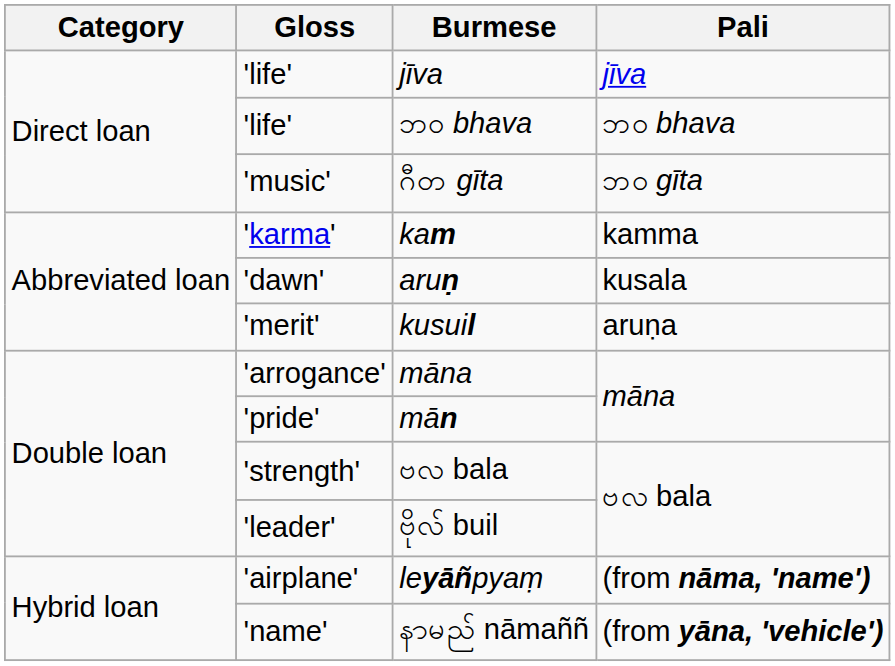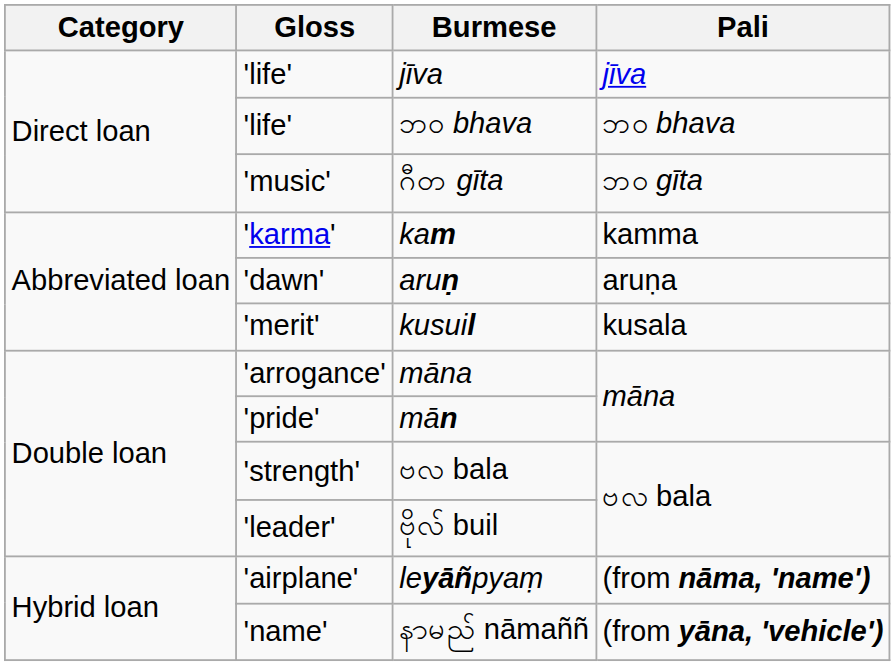(645, 280) kusala -> (640, 280) aruṇa
(640, 326) aruṇa -> (645, 326) kusala
